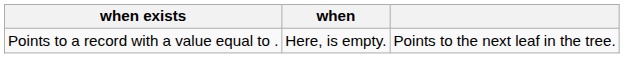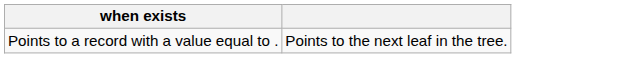- column: (336, 16)
